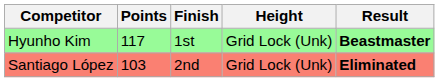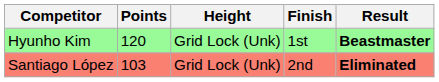columns swapped: (279, 16) <-> (196, 16)
(133, 40) 117 -> (133, 40) 120
